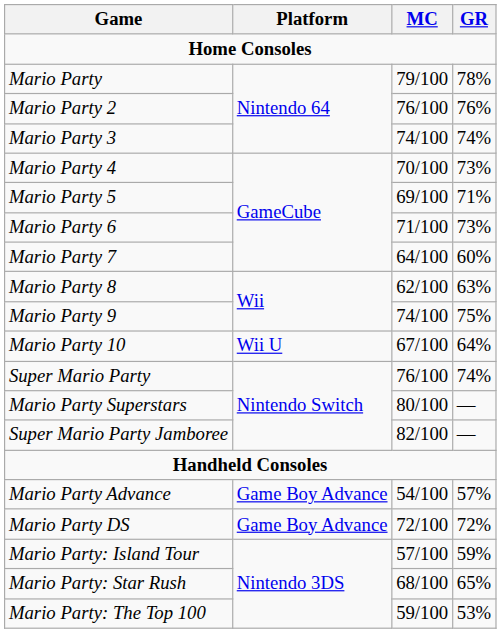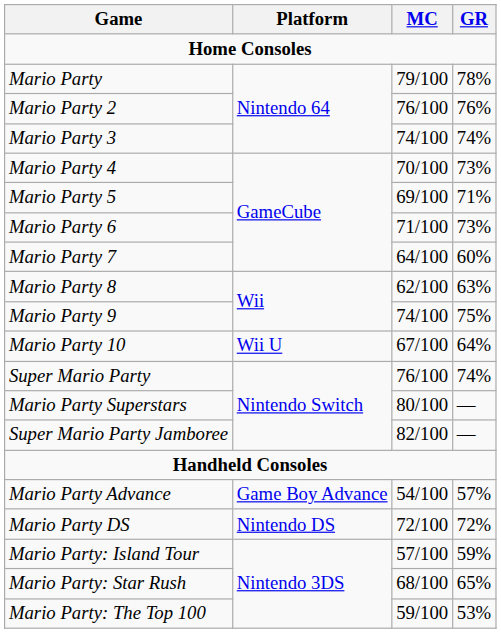(312, 524) Game Boy Advance -> (286, 524) Nintendo DS
